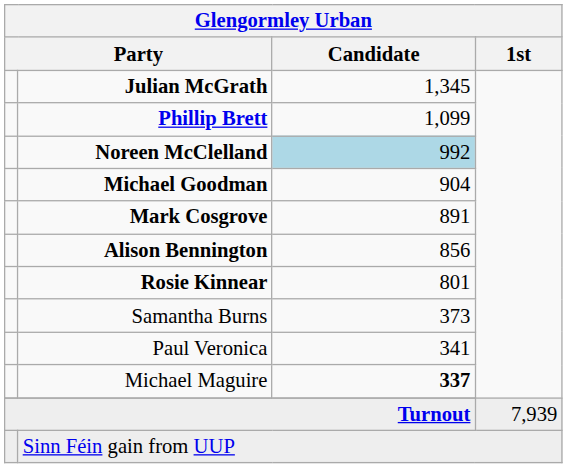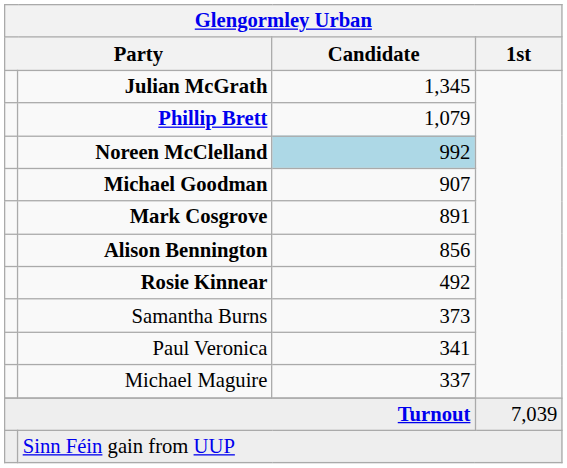(447, 119) 1,099 -> (447, 119) 1,079
(455, 184) 904 -> (455, 184) 907
(455, 282) 801 -> (455, 282) 492
(455, 380) bold -> (455, 380) normal
(534, 413) 7,939 -> (534, 413) 7,039
